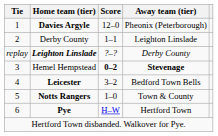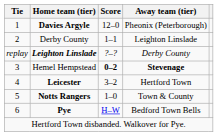(166, 81) Bedford Town Bells -> (166, 81) Hertford Town
(166, 110) Hertford Town -> (166, 110) Bedford Town Bells
